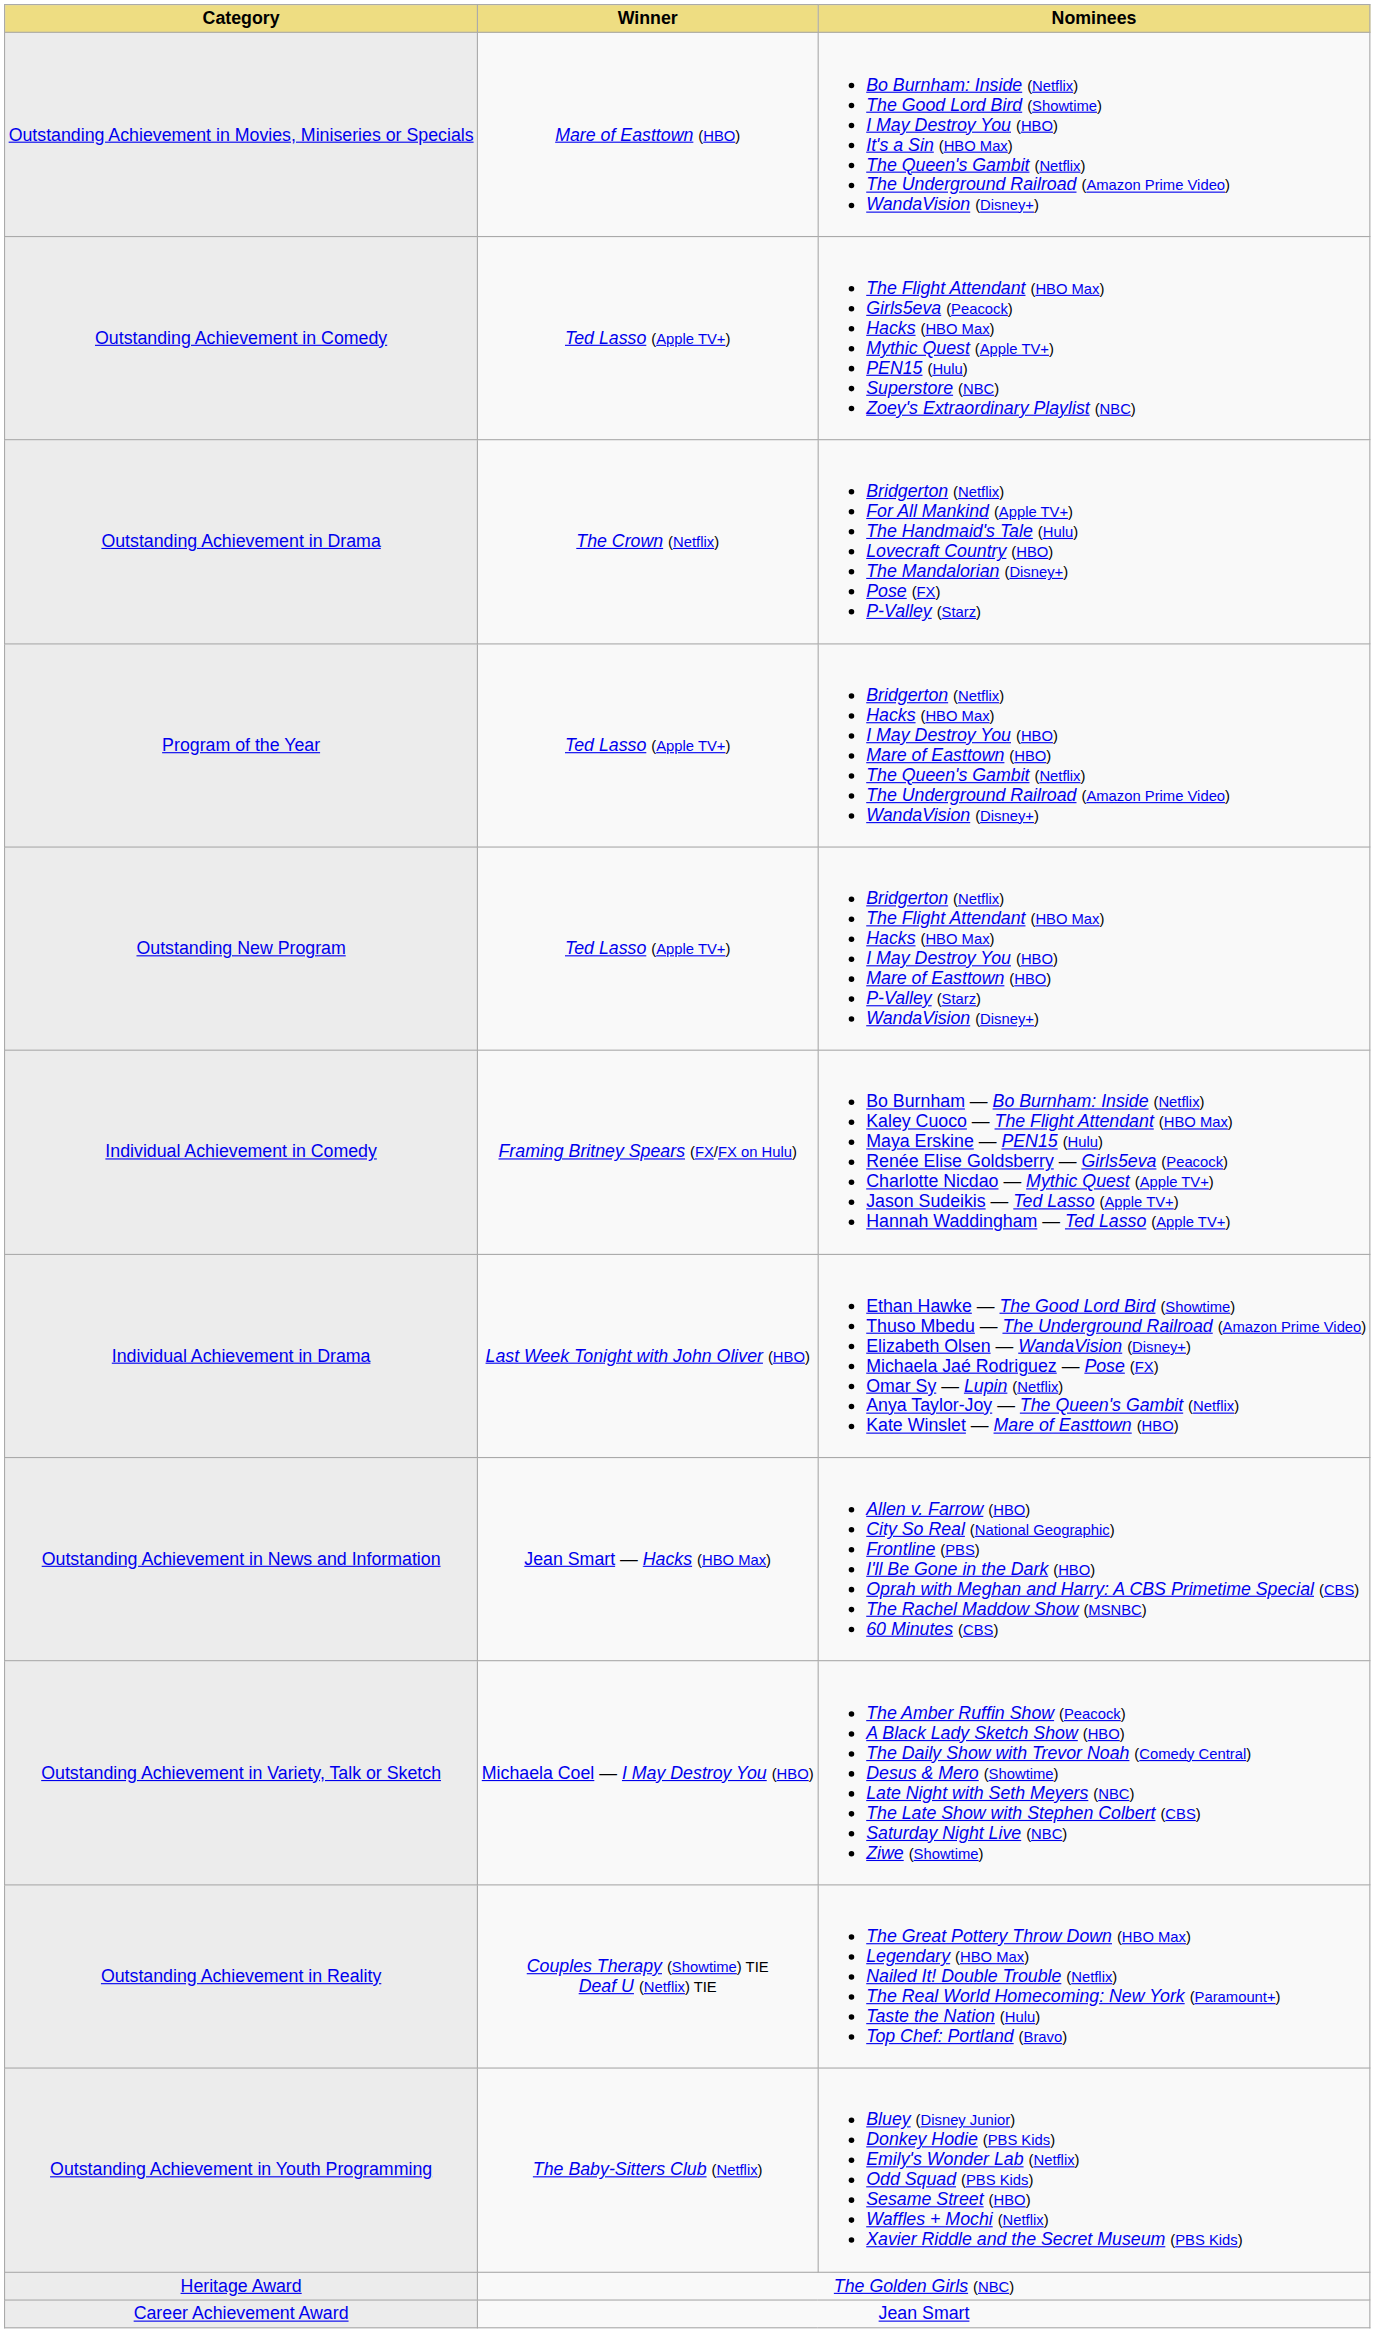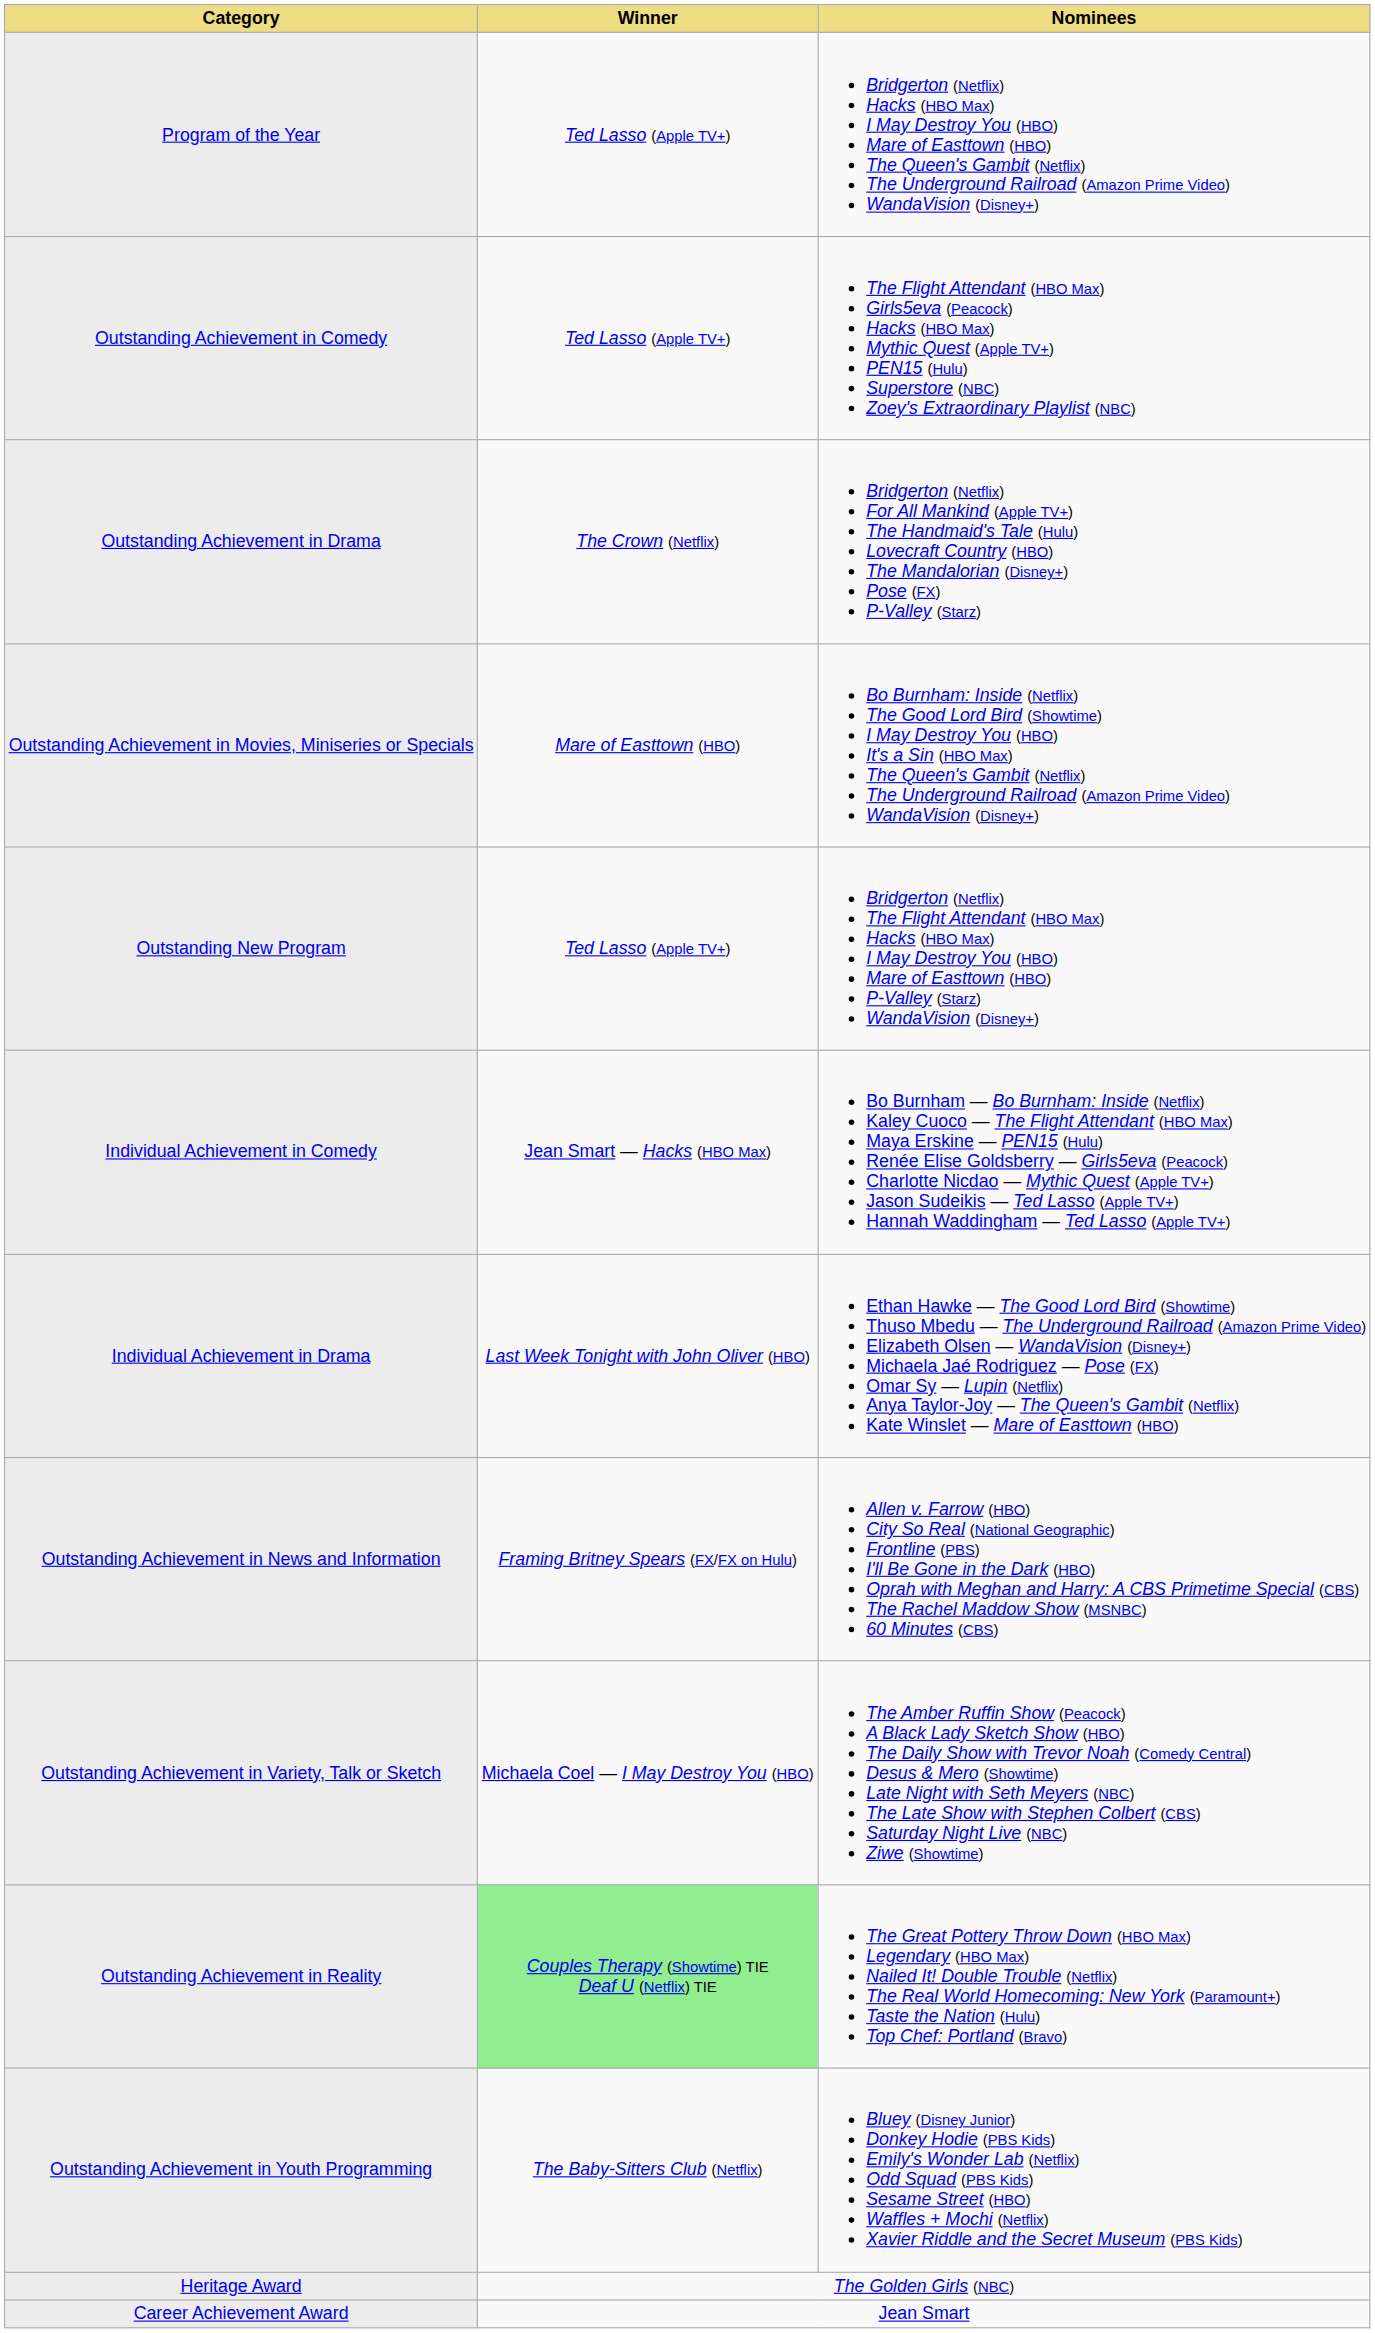rows swapped: (241, 745) <-> (241, 134)
(648, 1152) Framing Britney Spears (FX/FX on Hulu) -> (648, 1152) Jean Smart — Hacks (HBO Max)
(648, 1559) Jean Smart — Hacks (HBO Max) -> (648, 1559) Framing Britney Spears (FX/FX on Hulu)
(648, 1976) no background -> (648, 1976) lightgreen background
